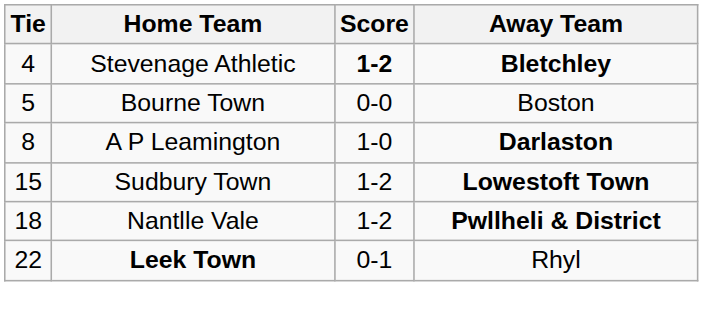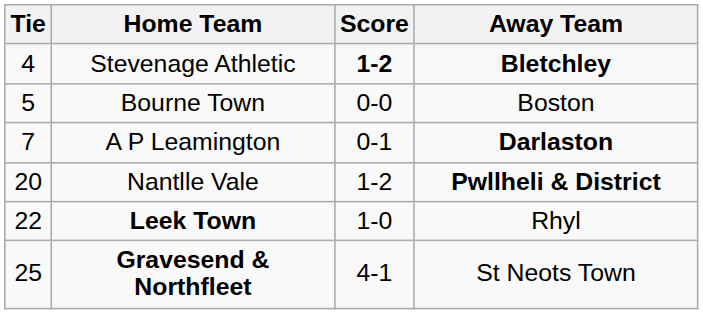(28, 142) 8 -> (28, 142) 7
(374, 142) 1-0 -> (374, 142) 0-1
- row: (193, 181)
(28, 220) 18 -> (28, 181) 20
(374, 260) 0-1 -> (374, 220) 1-0
+ row: (193, 274)
